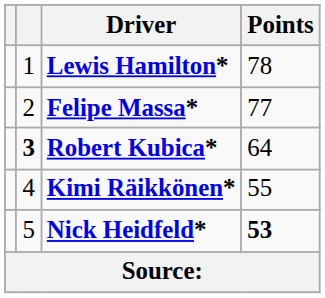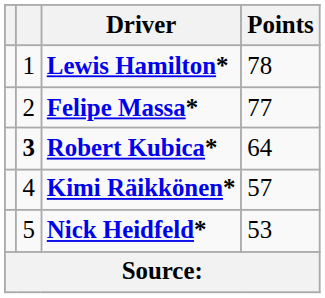(260, 188) 55 -> (260, 188) 57
(260, 229) bold -> (260, 229) normal
